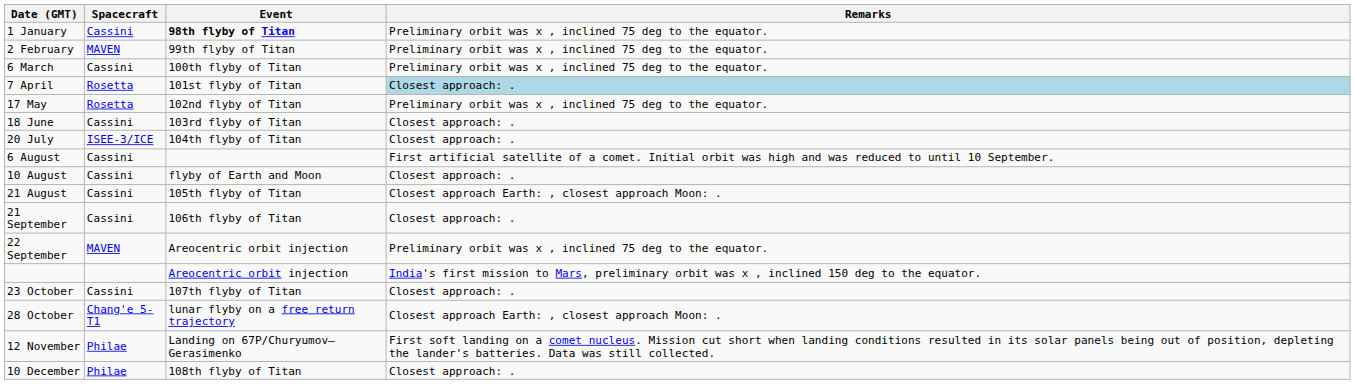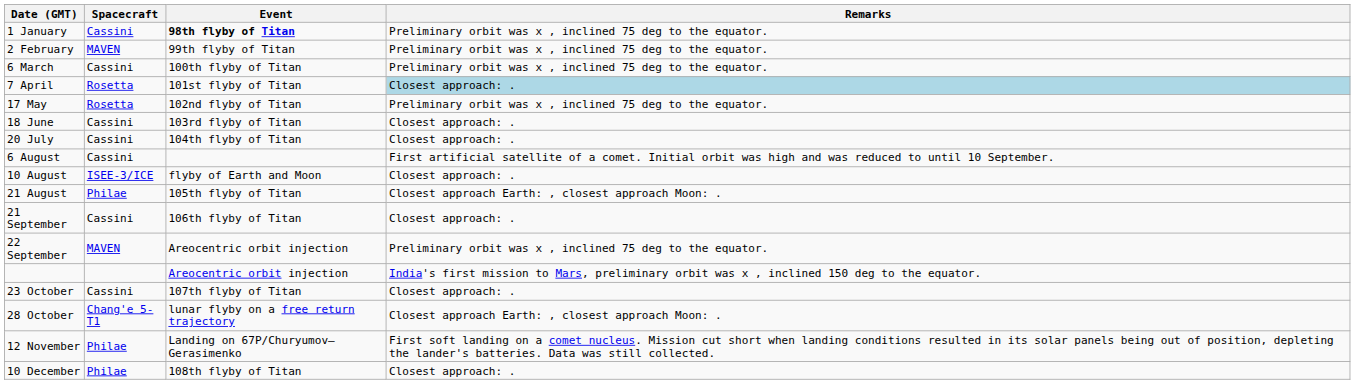(120, 139) ISEE-3/ICE -> (110, 139) Cassini
(110, 176) Cassini -> (120, 176) ISEE-3/ICE
(110, 194) Cassini -> (107, 194) Philae
